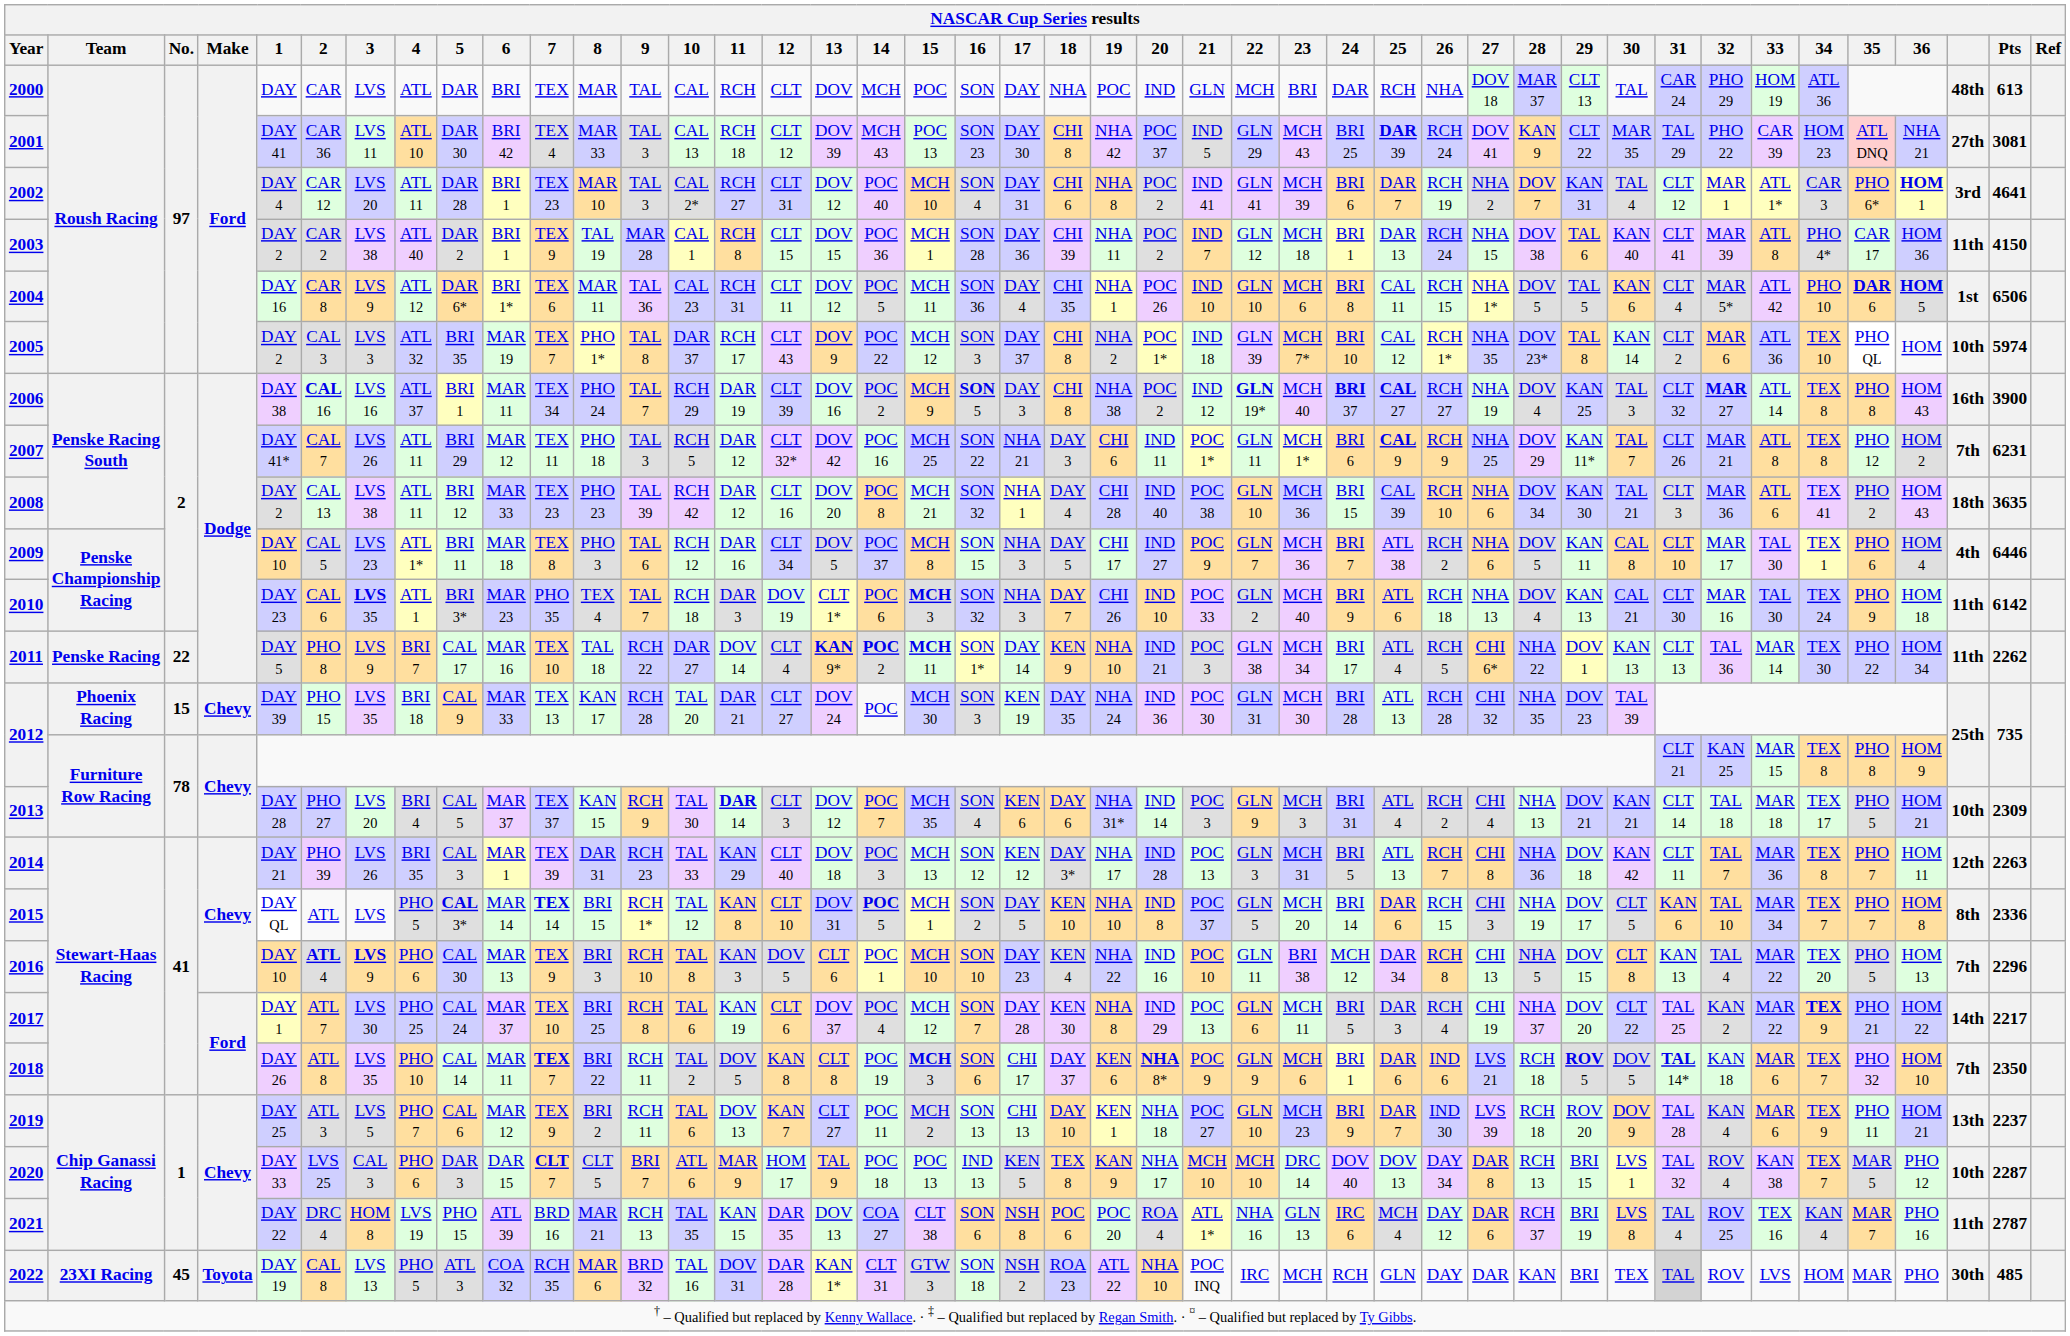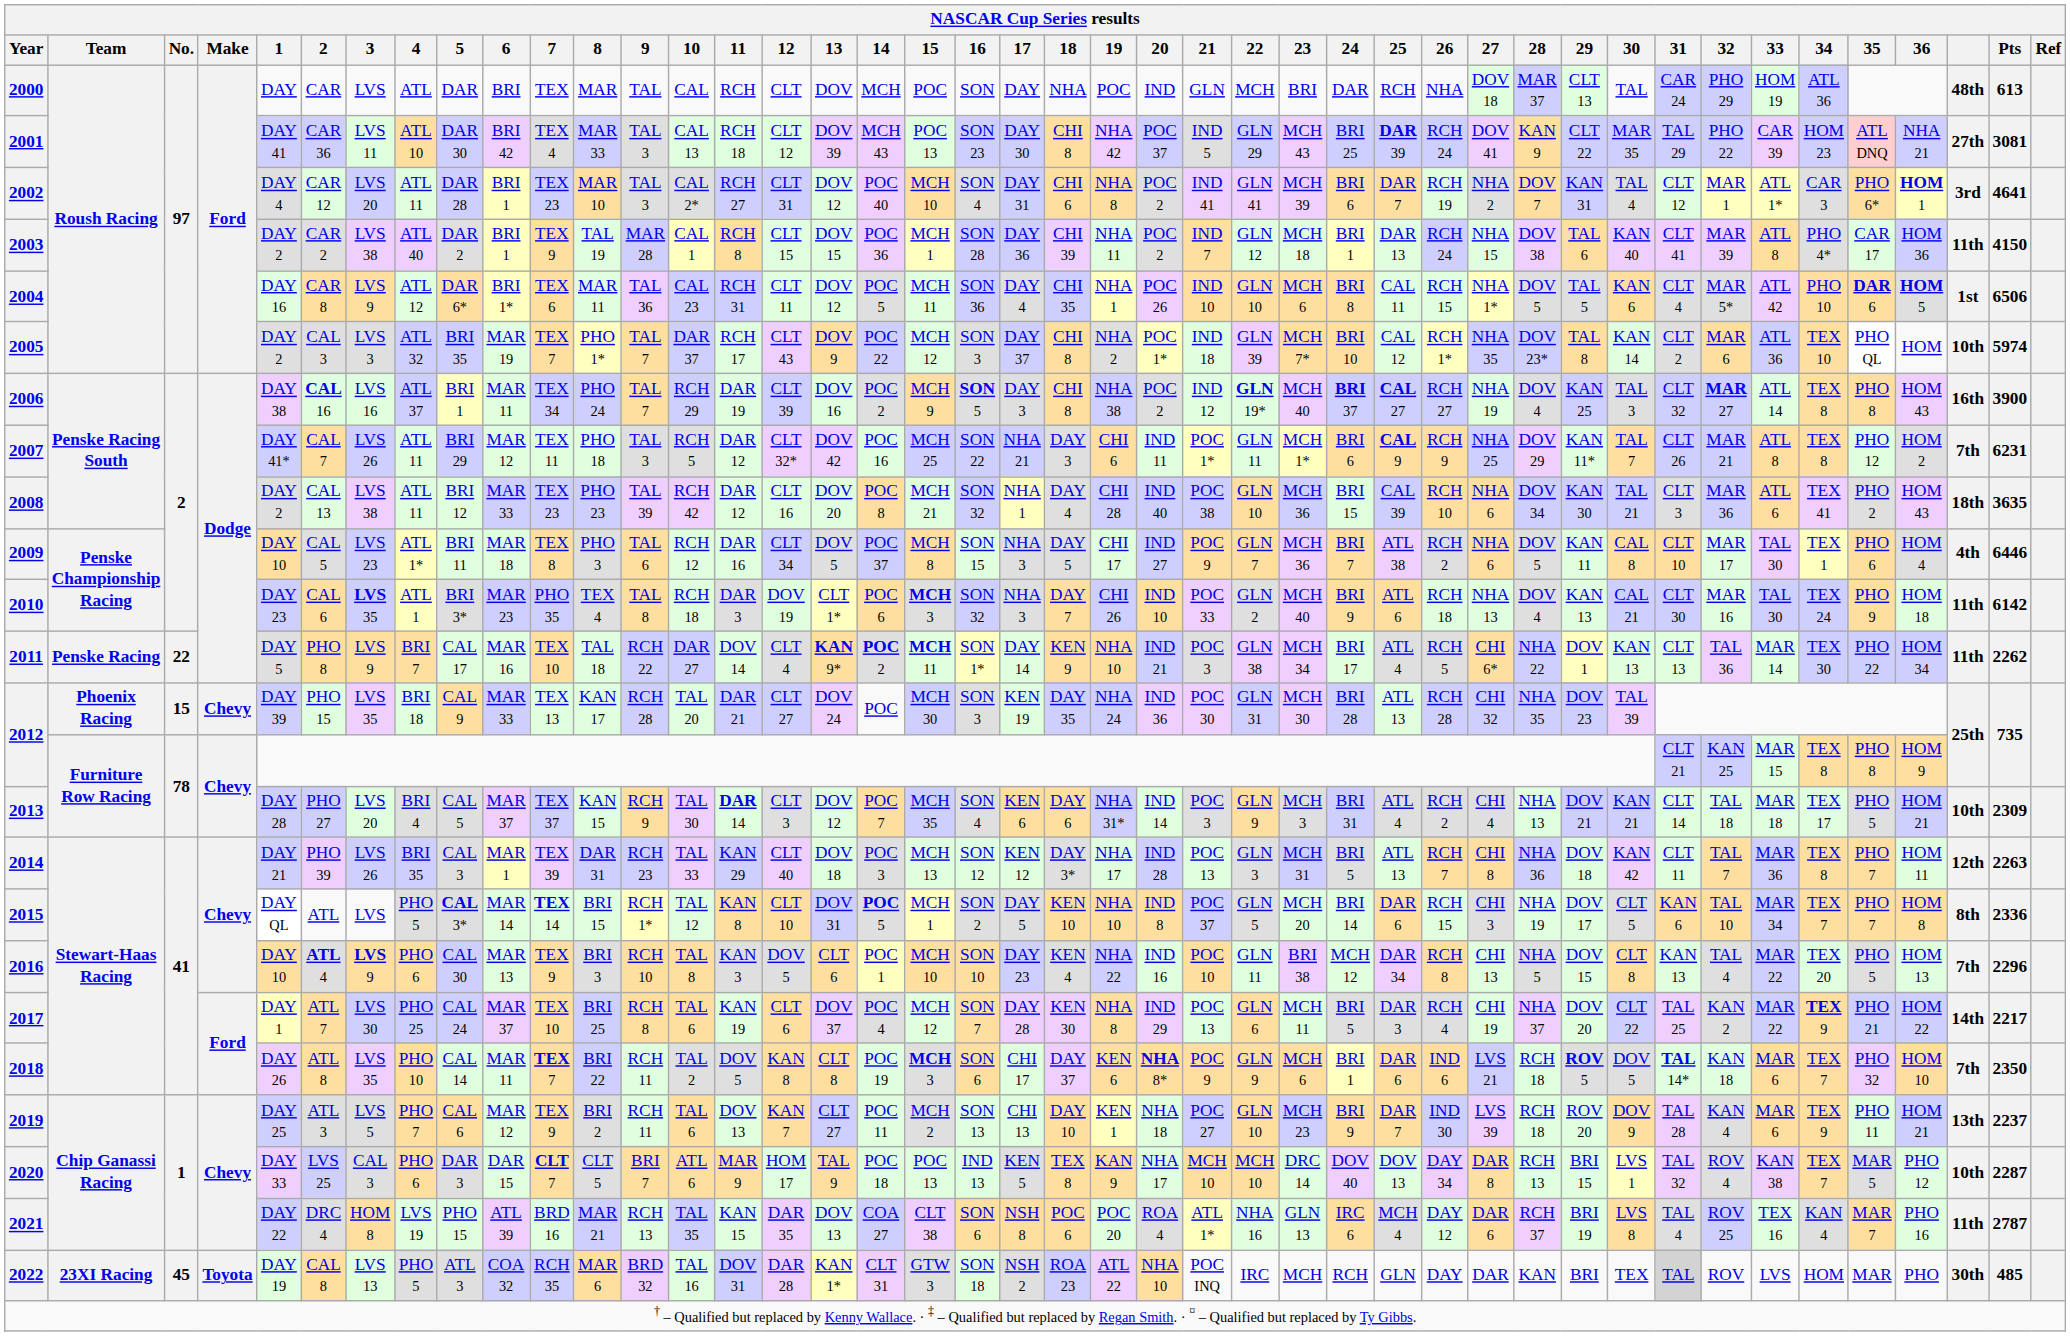(645, 347) TAL 8 -> (645, 347) TAL 7
(645, 604) TAL 7 -> (645, 604) TAL 8
